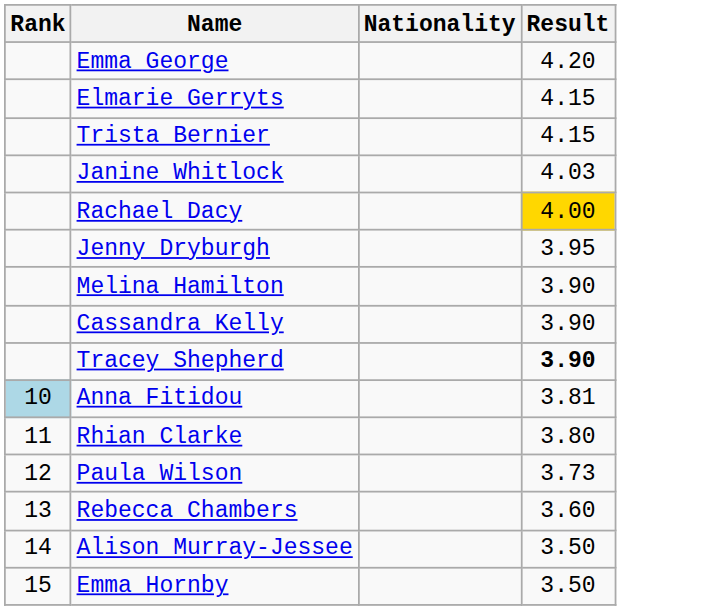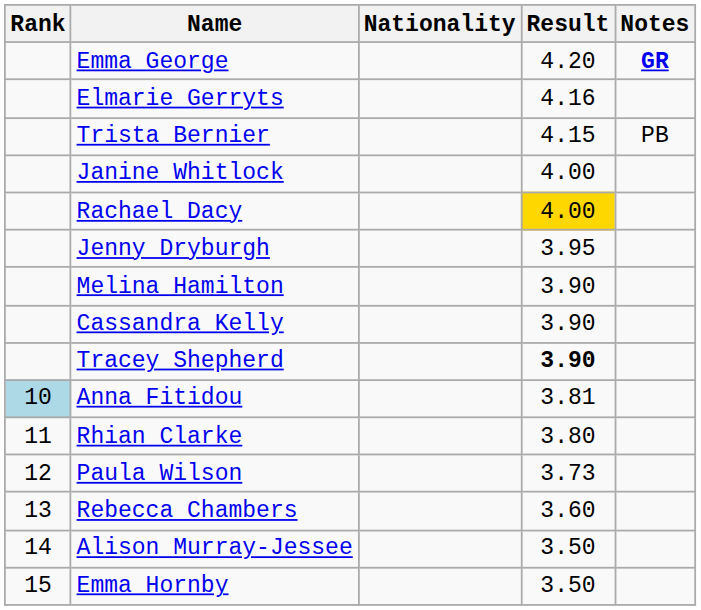+ column: (655, 24)
(568, 99) 4.15 -> (568, 99) 4.16
(568, 174) 4.03 -> (568, 174) 4.00
